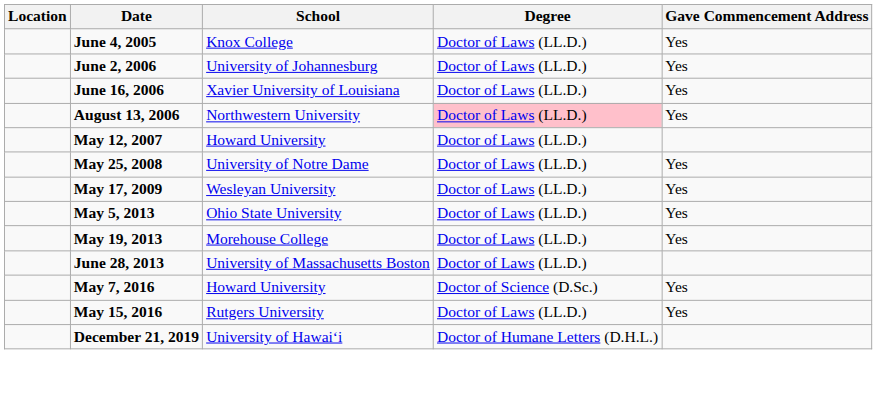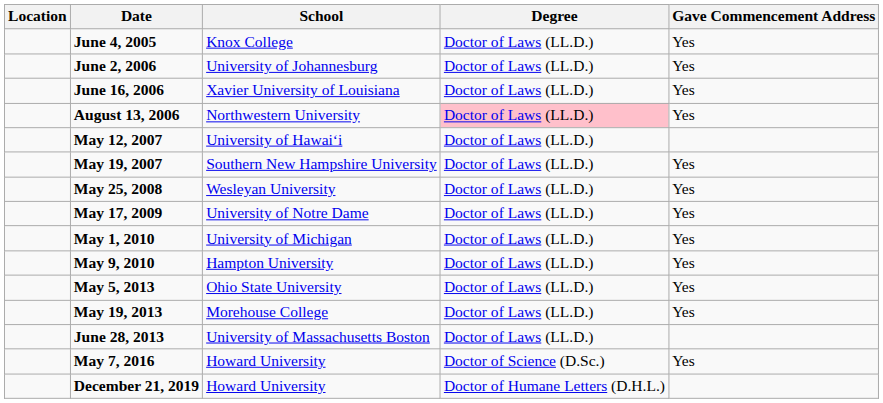(266, 139) Howard University -> (274, 139) University of Hawaiʻi
+ row: (118, 164)
(287, 164) University of Notre Dame -> (271, 189) Wesleyan University
(271, 189) Wesleyan University -> (287, 213) University of Notre Dame
+ row: (114, 238)
+ row: (114, 262)
- row: (118, 312)
(274, 336) University of Hawaiʻi -> (266, 386) Howard University
